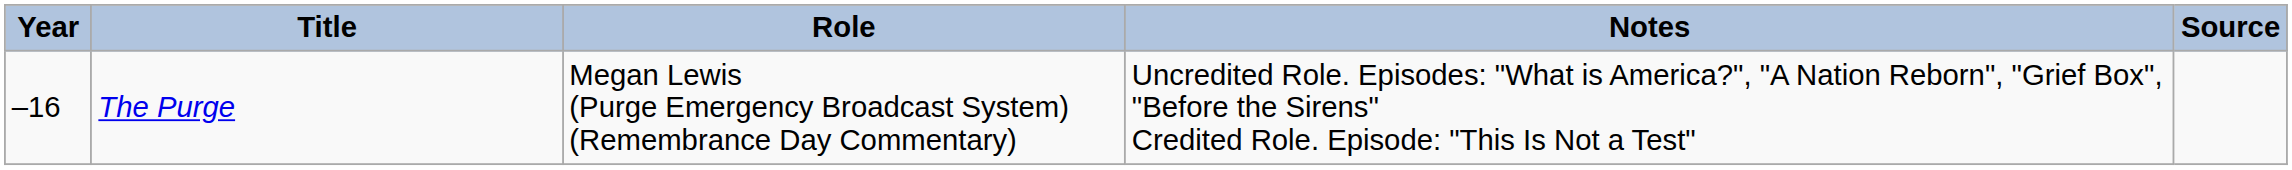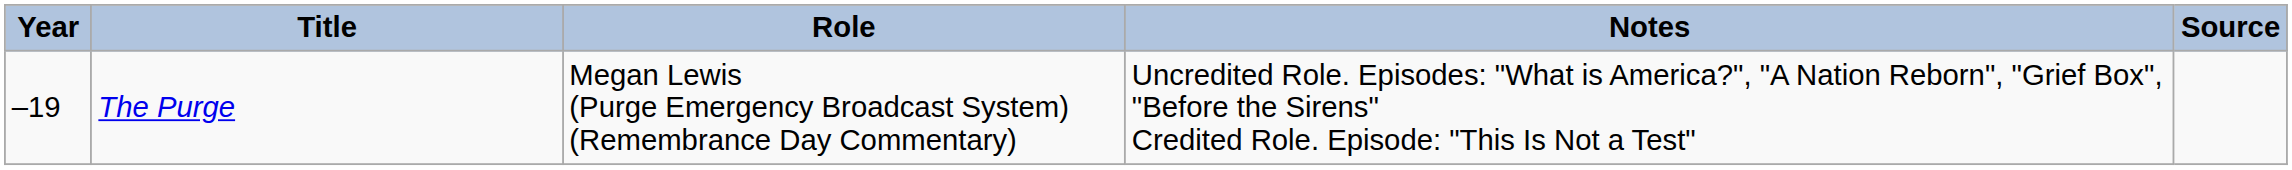(36, 107) –16 -> (36, 107) –19
